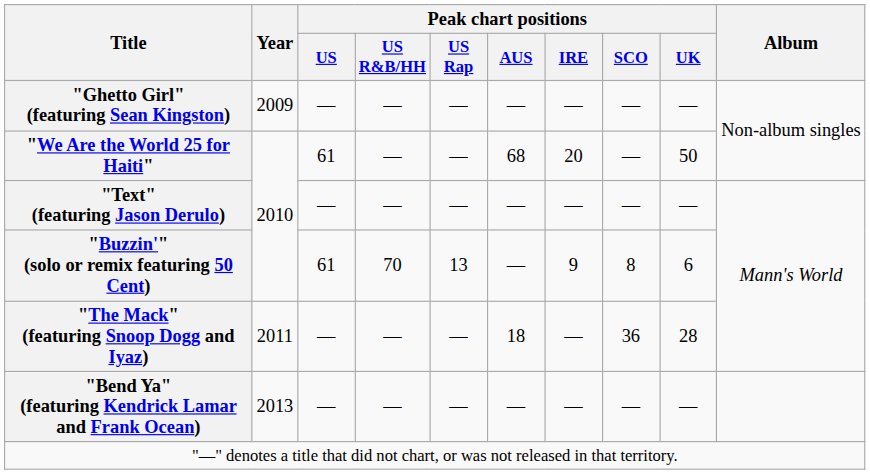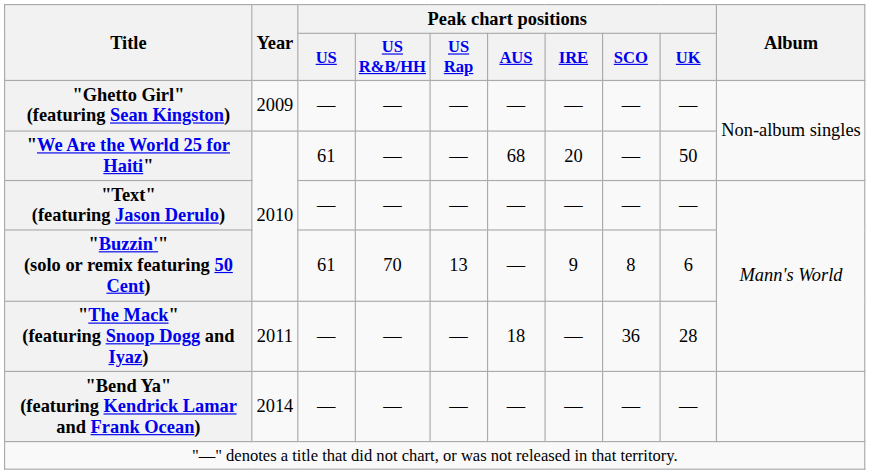(275, 406) 2013 -> (275, 406) 2014
